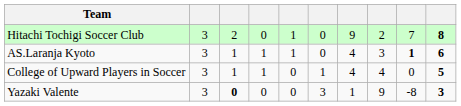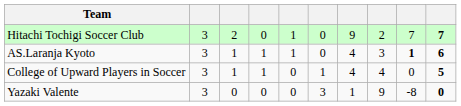(441, 34) 8 -> (441, 34) 7
(234, 91) bold -> (234, 91) normal
(441, 91) 3 -> (441, 91) 0
